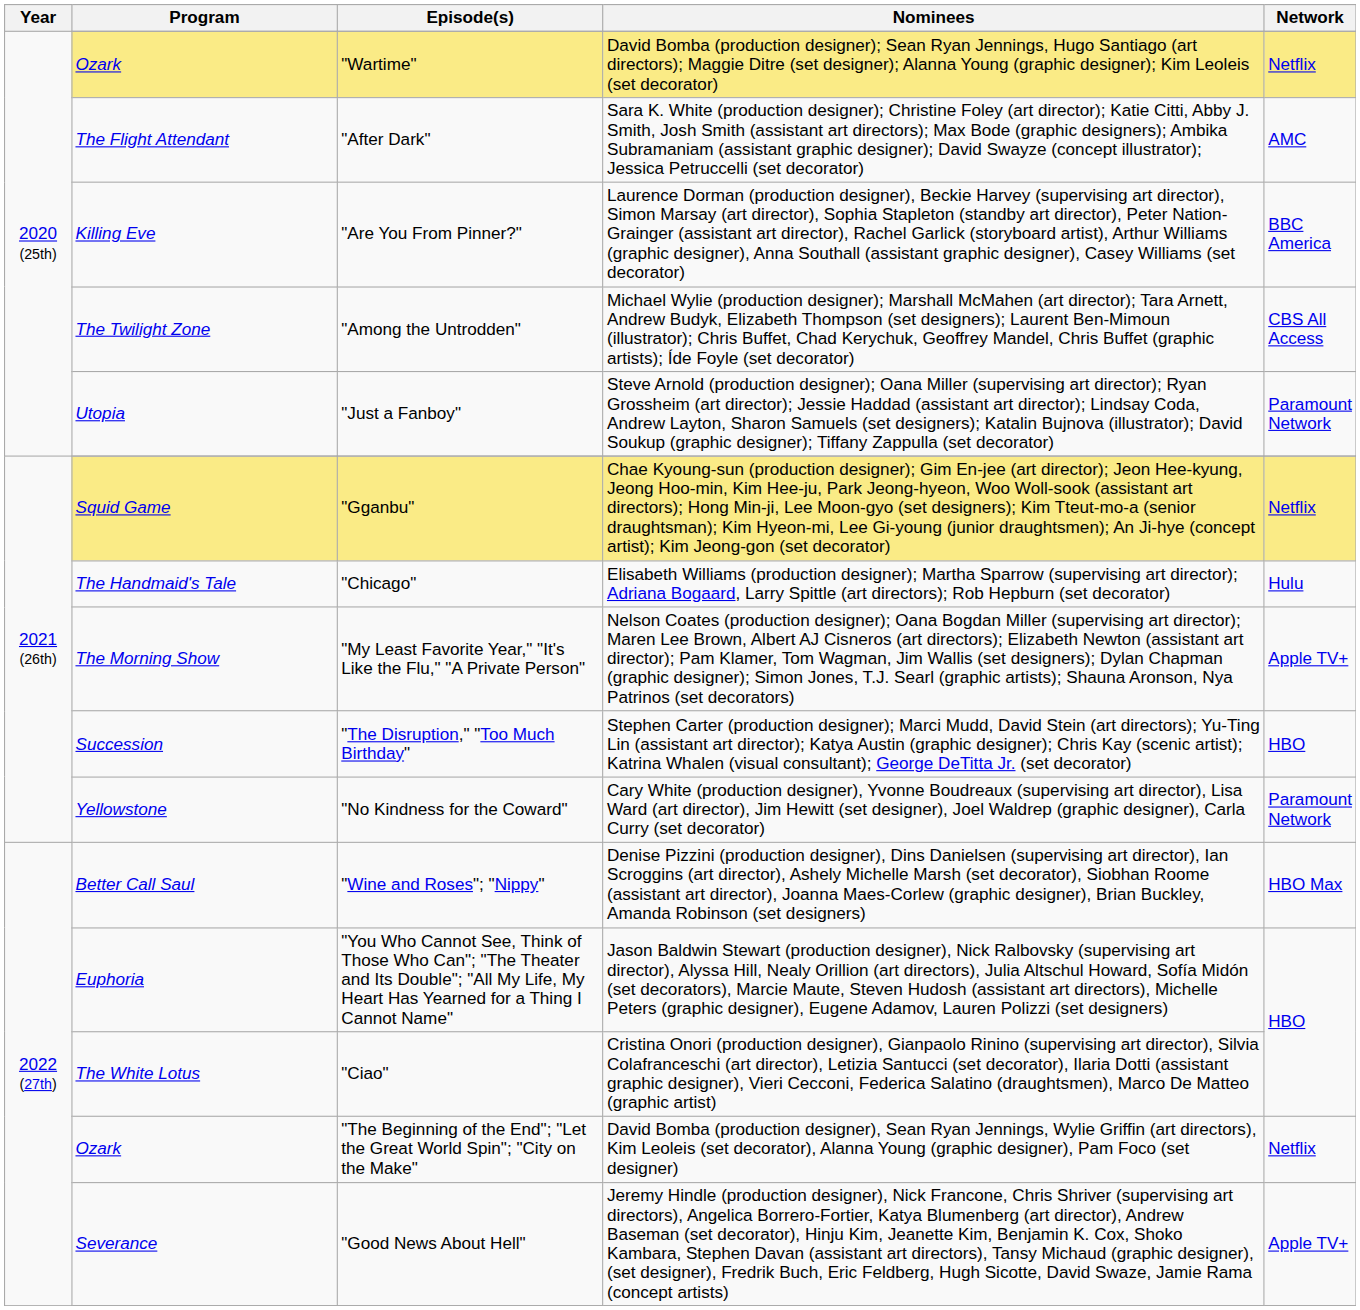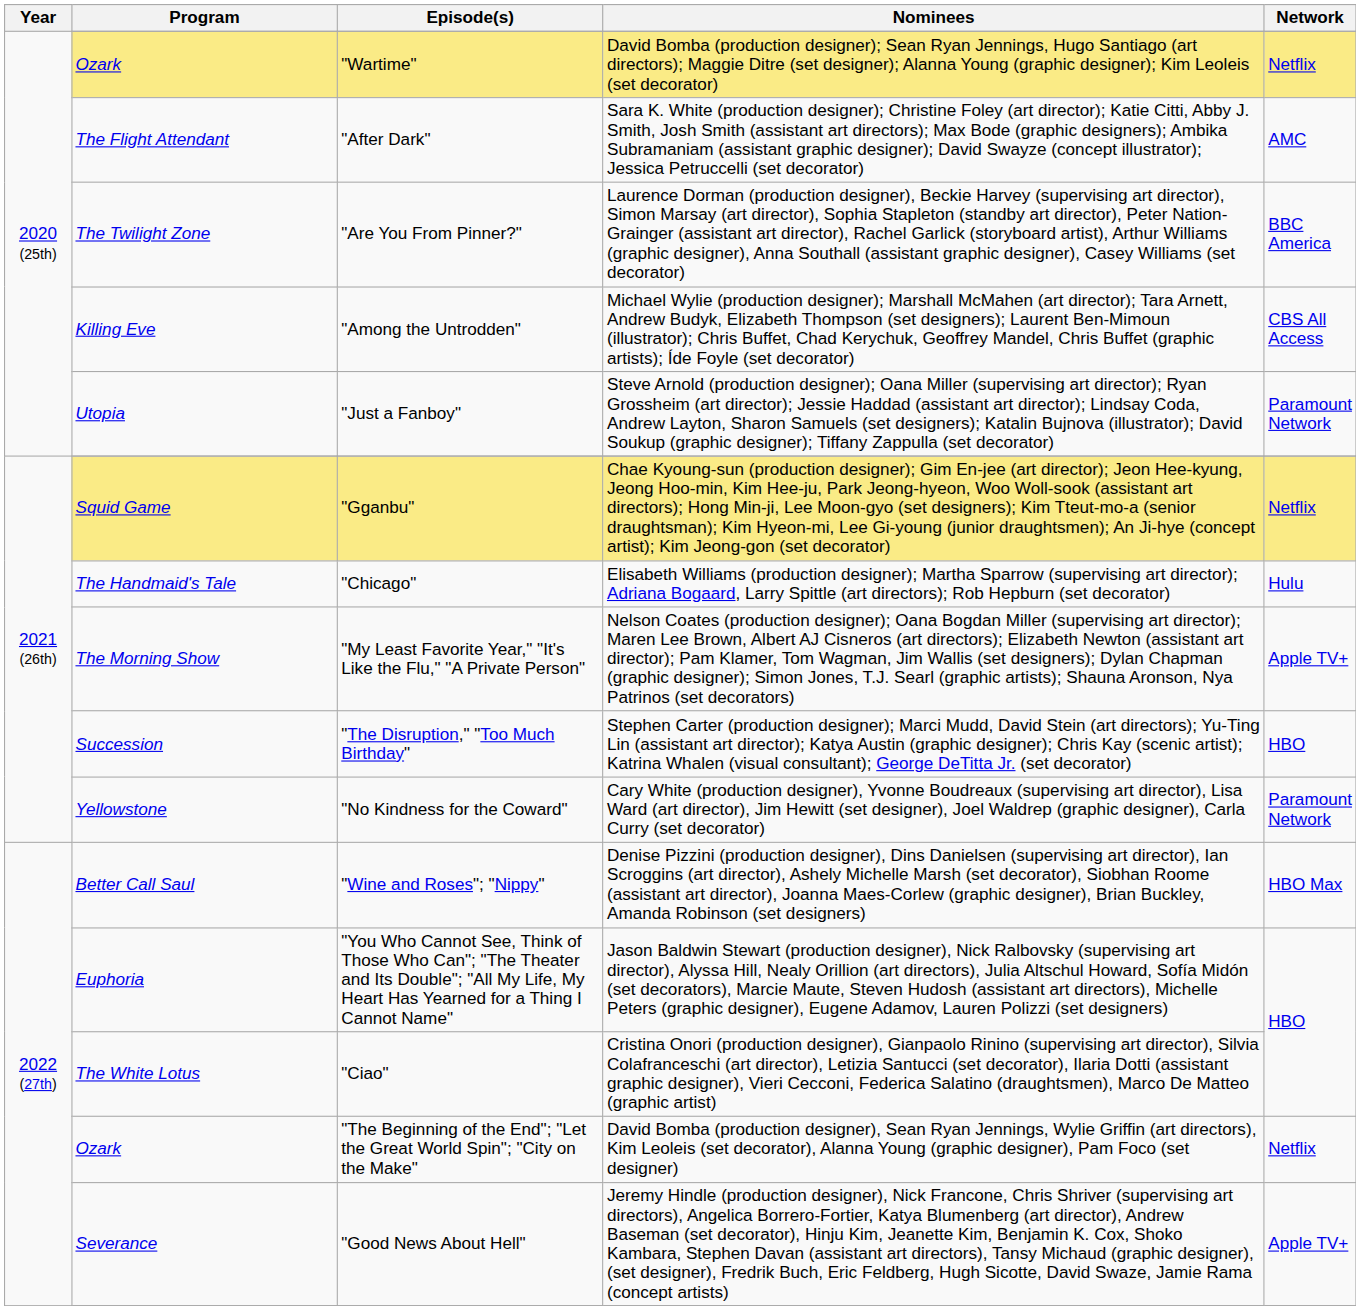(115, 234) Killing Eve -> (143, 234) The Twilight Zone
(143, 328) The Twilight Zone -> (115, 328) Killing Eve
